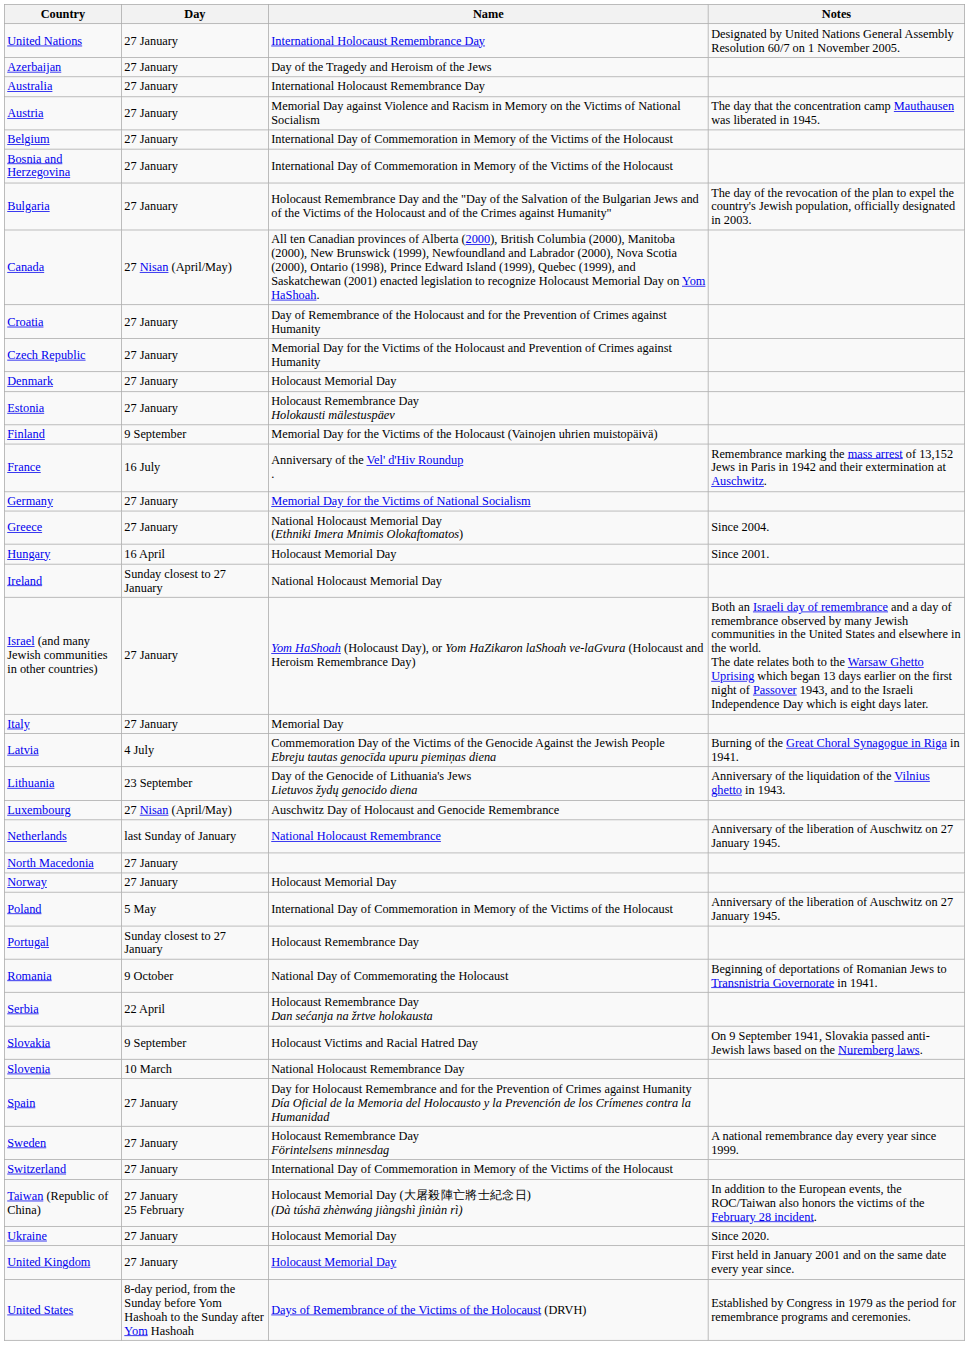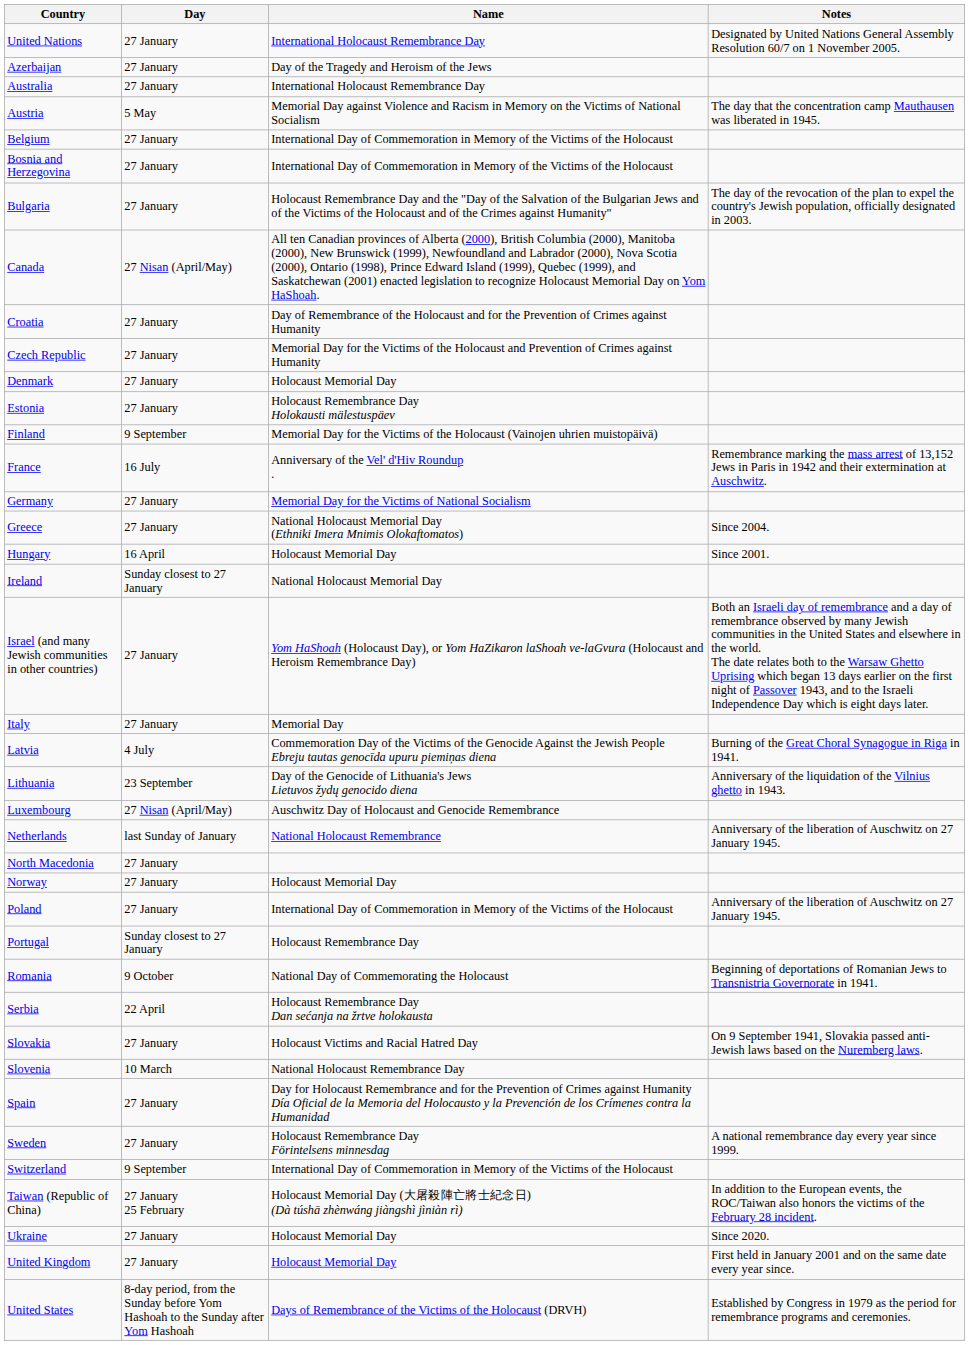(151, 113) 27 January -> (140, 113) 5 May
(140, 909) 5 May -> (151, 909) 27 January
(155, 1042) 9 September -> (151, 1042) 27 January
(151, 1169) 27 January -> (155, 1169) 9 September
